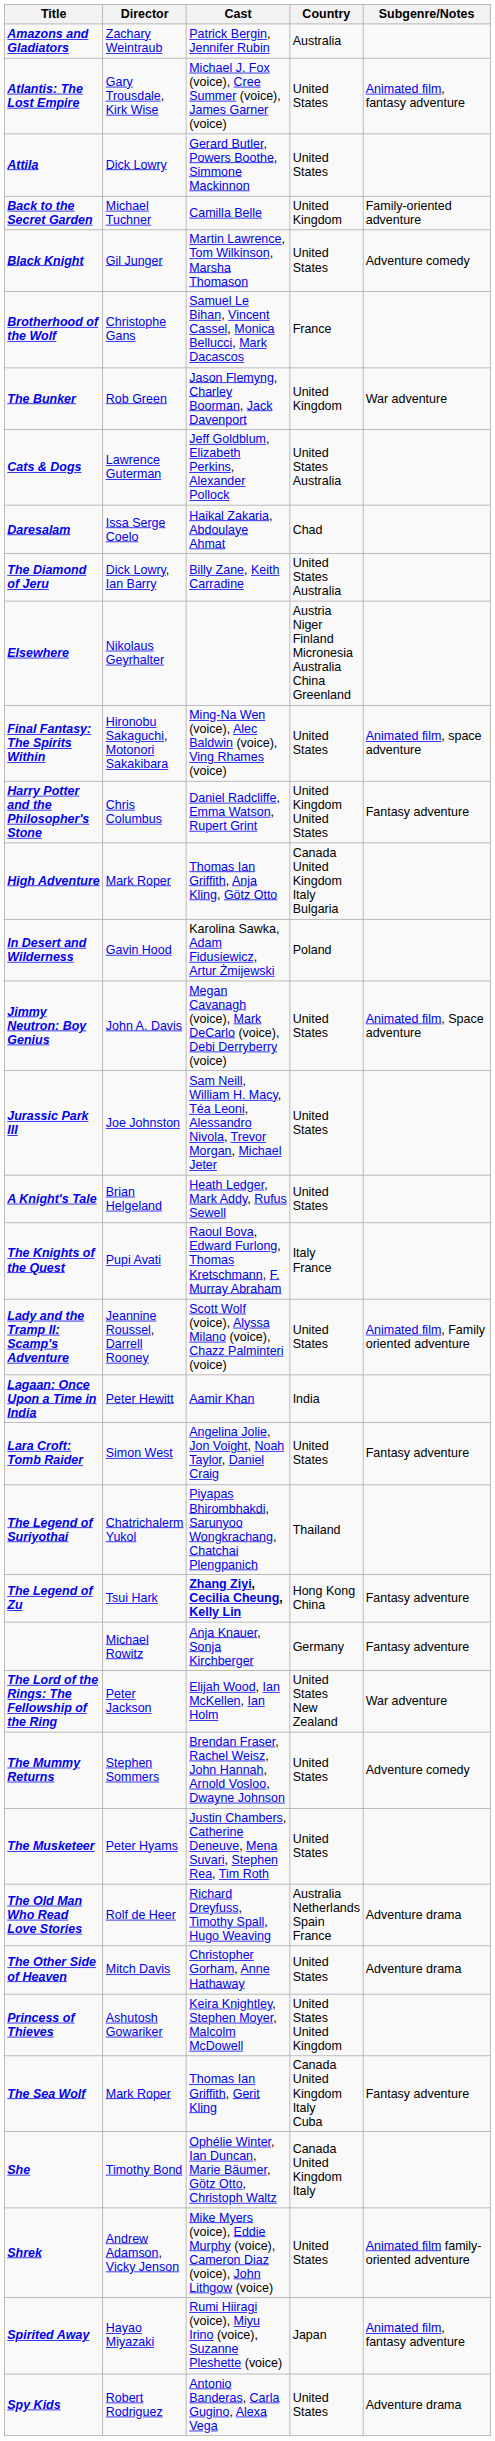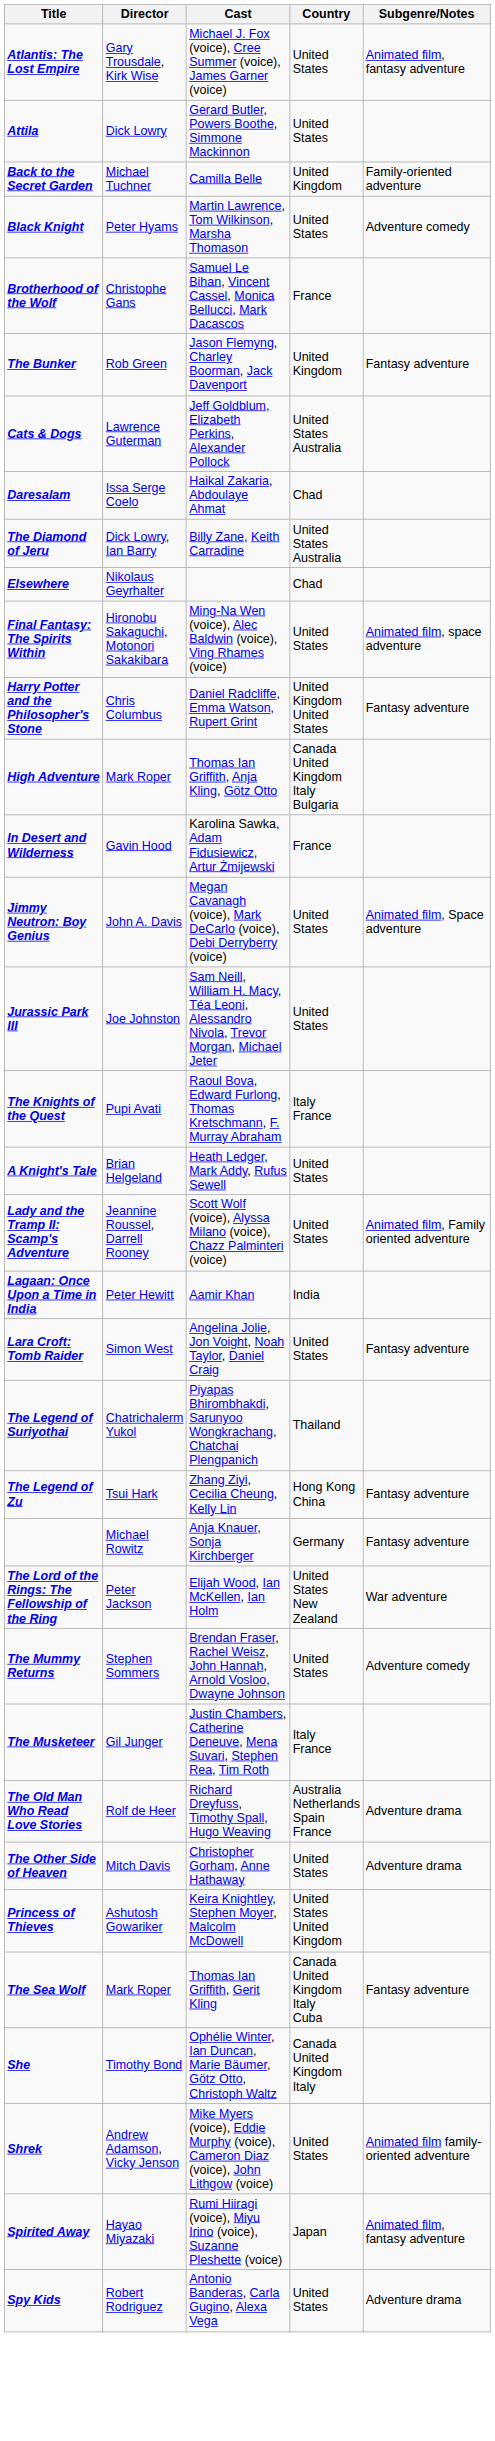- row: (48, 41)
(134, 260) Gil Junger -> (142, 226) Peter Hyams
(406, 398) War adventure -> (417, 364) Fantasy adventure
(323, 653) Austria Niger Finland Micronesia Australia China Greenland -> (308, 584) Chad
(312, 950) Poland -> (312, 846) France
rows swapped: (52, 1199) <-> (51, 1260)
(236, 1598) bold -> (233, 1494) normal
(142, 1846) Peter Hyams -> (134, 1742) Gil Junger
(311, 1846) United States -> (312, 1742) Italy France
